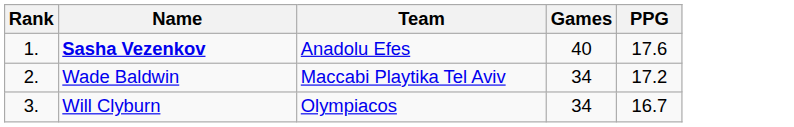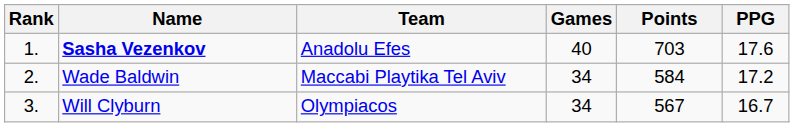+ column: (669, 19)
